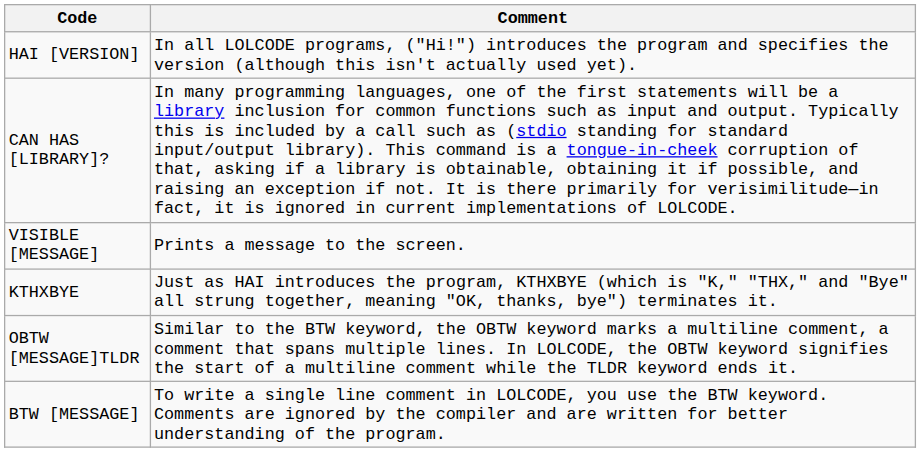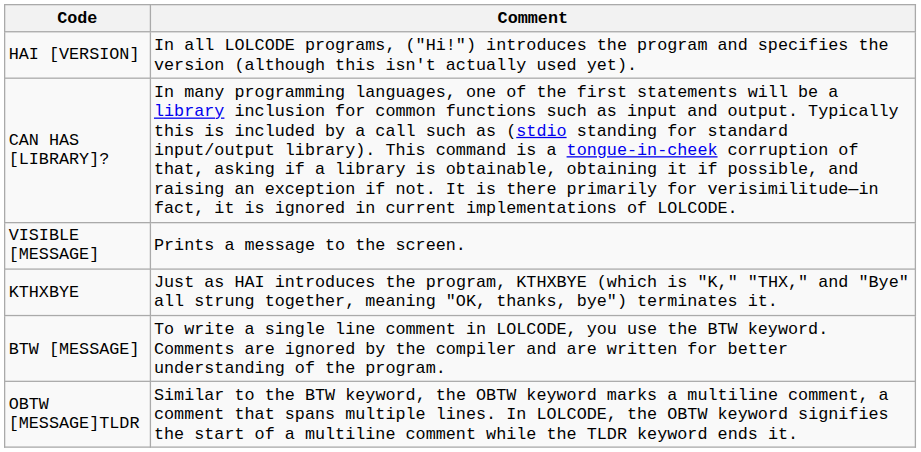rows swapped: (74, 415) <-> (74, 348)
